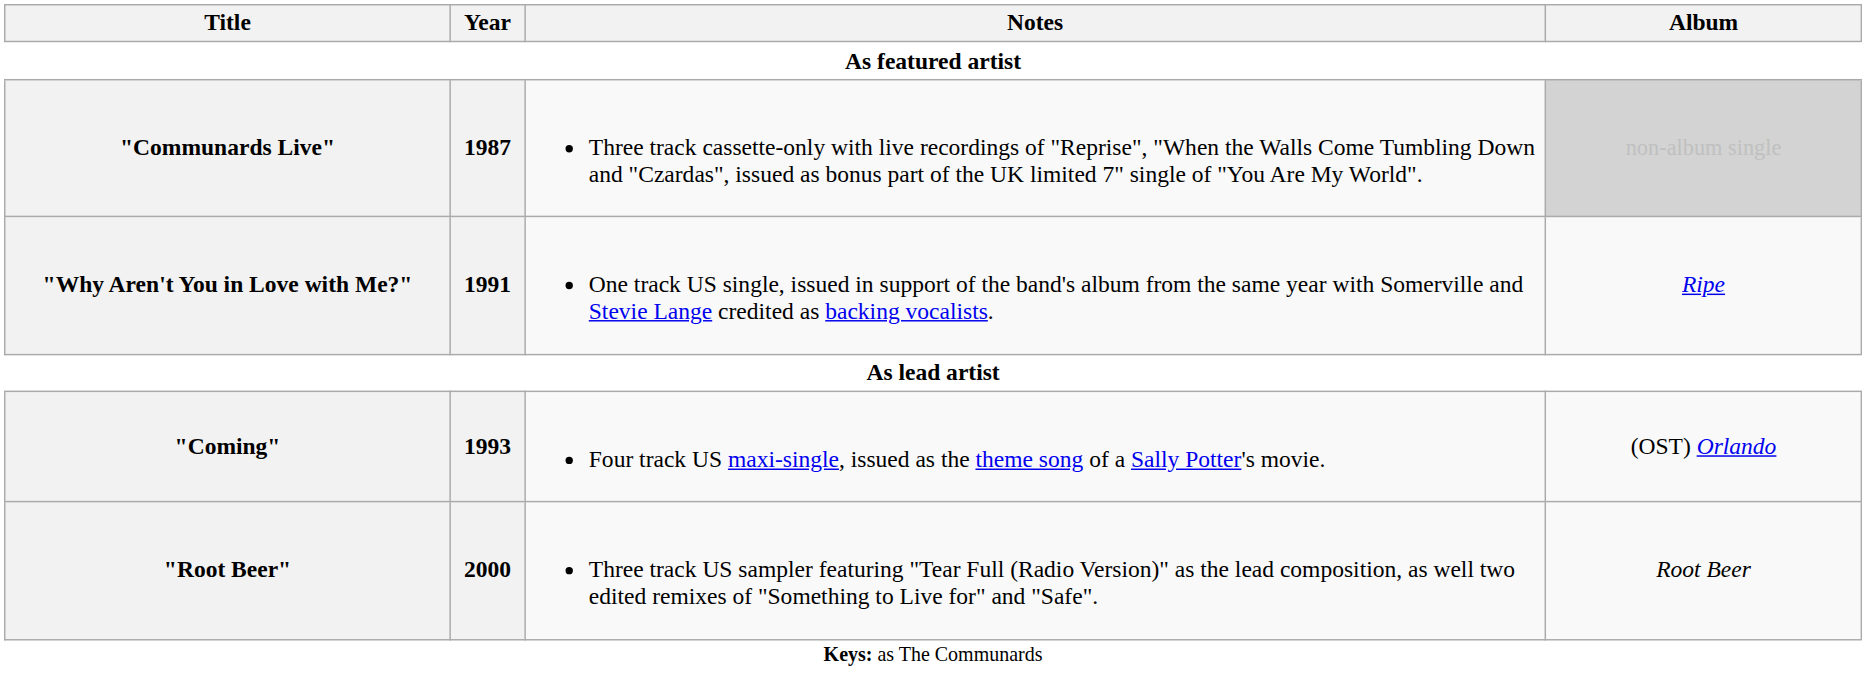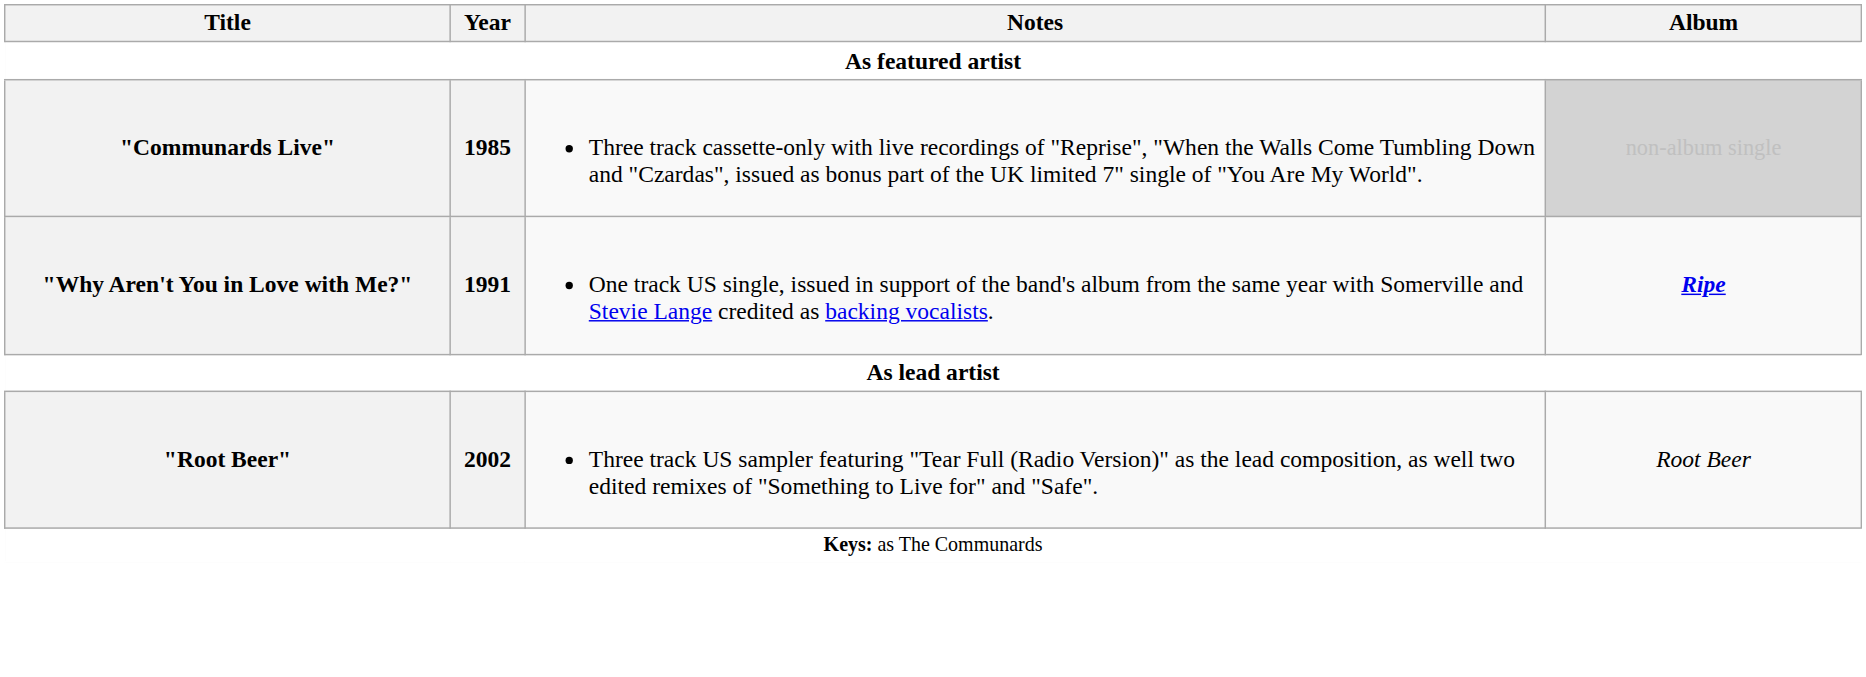(487, 147) 1987 -> (487, 147) 1985
(1704, 284) normal -> (1704, 284) bold
- row: (228, 446)
(487, 570) 2000 -> (487, 459) 2002
